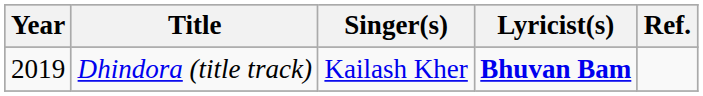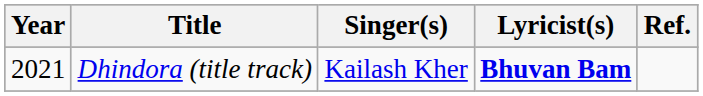(38, 68) 2019 -> (38, 68) 2021
